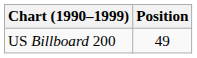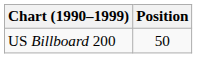(162, 40) 49 -> (162, 40) 50
